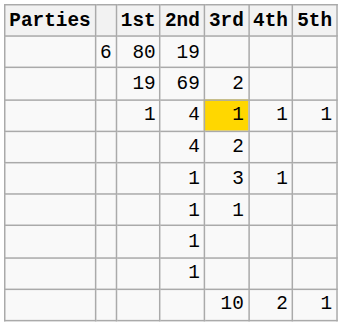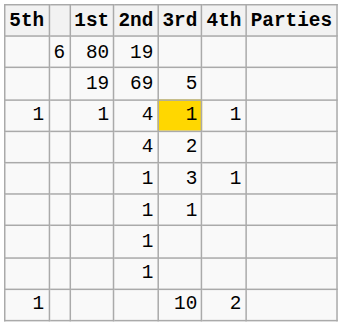columns swapped: (50, 21) <-> (315, 21)
(238, 84) 2 -> (192, 84) 5
